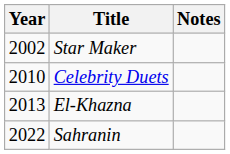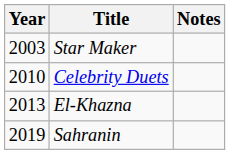(27, 47) 2002 -> (27, 47) 2003
(27, 134) 2022 -> (27, 134) 2019
